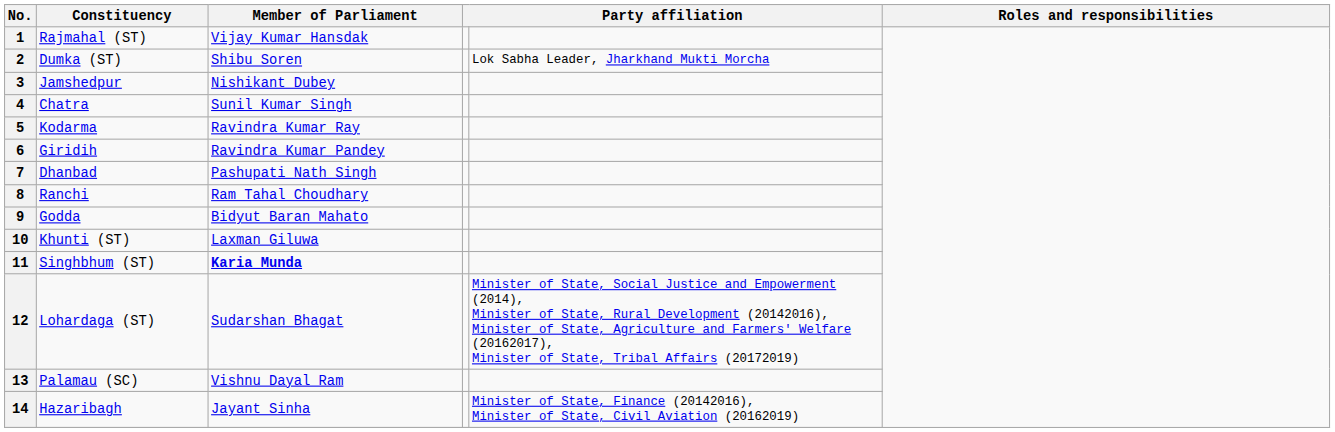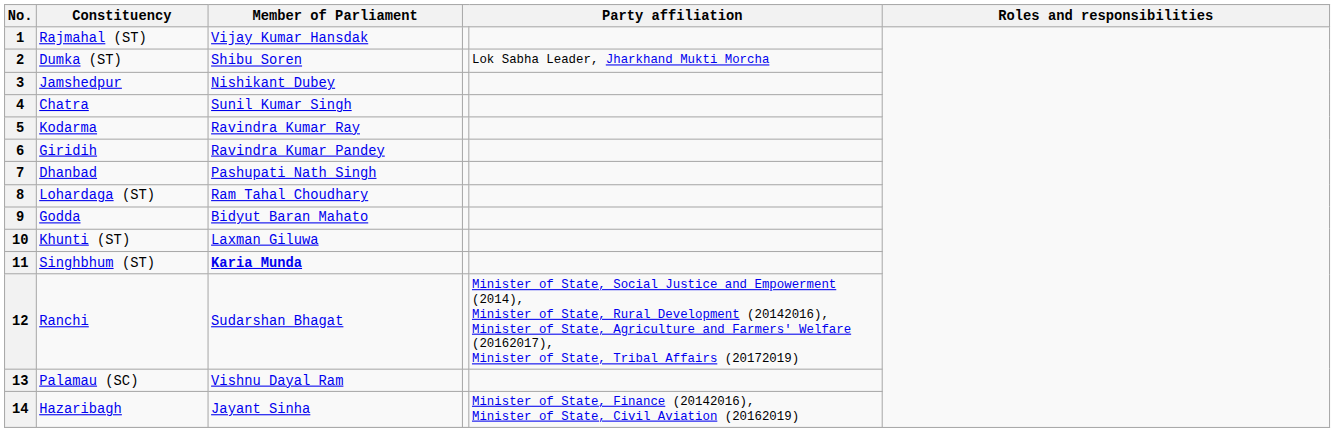(64, 195) Ranchi -> (97, 195) Lohardaga (ST)
(97, 322) Lohardaga (ST) -> (64, 322) Ranchi
